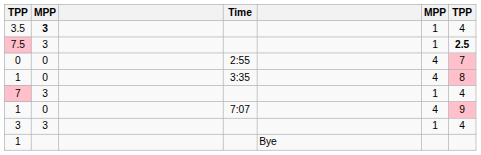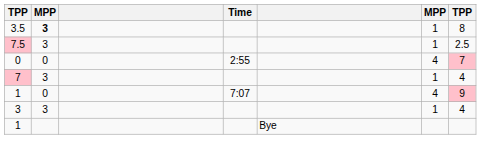(462, 28) 4 -> (462, 28) 8
(462, 45) bold -> (462, 45) normal
- row: (18, 77)
